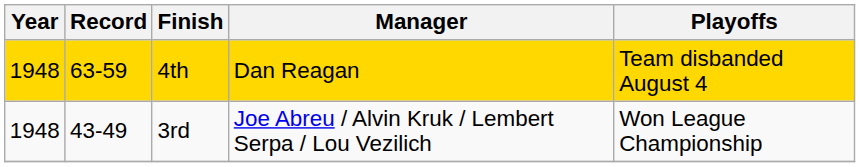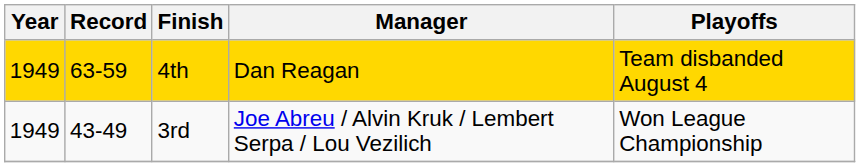(35, 70) 1948 -> (35, 70) 1949
(35, 131) 1948 -> (35, 131) 1949
